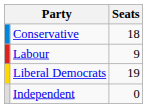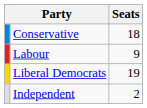(137, 93) 0 -> (137, 93) 2
